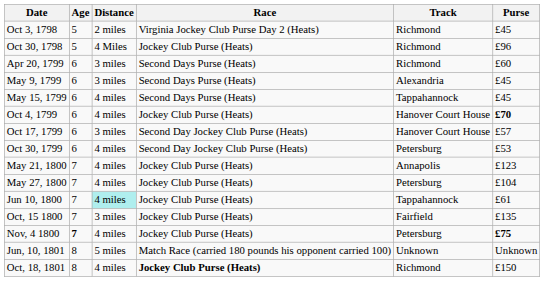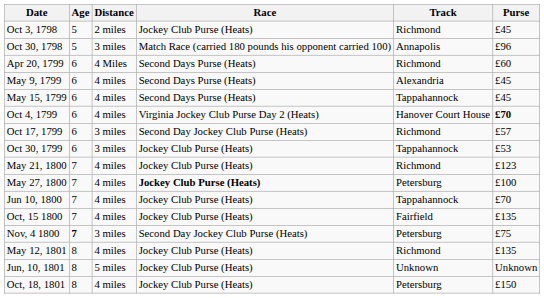(229, 30) Virginia Jockey Club Purse Day 2 (Heats) -> (196, 30) Jockey Club Purse (Heats)
(111, 47) 4 Miles -> (110, 47) 3 miles
(196, 47) Jockey Club Purse (Heats) -> (265, 47) Match Race (carried 180 pounds his opponent carried 100)
(418, 47) Richmond -> (418, 47) Annapolis
(110, 64) 3 miles -> (111, 64) 4 Miles
(110, 81) 3 miles -> (110, 81) 4 miles
(196, 115) Jockey Club Purse (Heats) -> (229, 115) Virginia Jockey Club Purse Day 2 (Heats)
(443, 132) Hanover Court House -> (418, 132) Richmond
(110, 149) 4 miles -> (110, 149) 3 miles
(223, 149) Second Day Jockey Club Purse (Heats) -> (196, 149) Jockey Club Purse (Heats)
(419, 149) Petersburg -> (427, 149) Tappahannock
(418, 166) Annapolis -> (418, 166) Richmond
(196, 183) normal -> (200, 183) bold
(506, 183) £104 -> (506, 183) £100
(110, 200) paleturquoise background -> (110, 200) no background
(503, 200) £61 -> (503, 200) £70
(110, 217) 3 miles -> (110, 217) 4 miles
(110, 234) 4 miles -> (110, 234) 3 miles
(196, 234) Jockey Club Purse (Heats) -> (223, 234) Second Day Jockey Club Purse (Heats)
(503, 234) bold -> (503, 234) normal
+ row: (37, 251)
(265, 251) Match Race (carried 180 pounds his opponent carried 100) -> (196, 268) Jockey Club Purse (Heats)
(200, 268) bold -> (196, 285) normal
(418, 268) Richmond -> (419, 285) Petersburg
